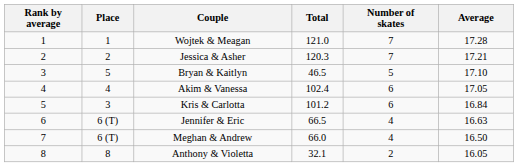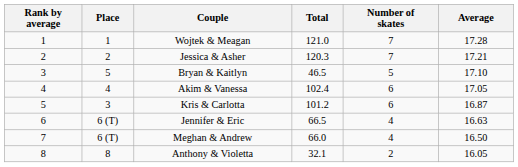(476, 105) 16.84 -> (476, 105) 16.87
